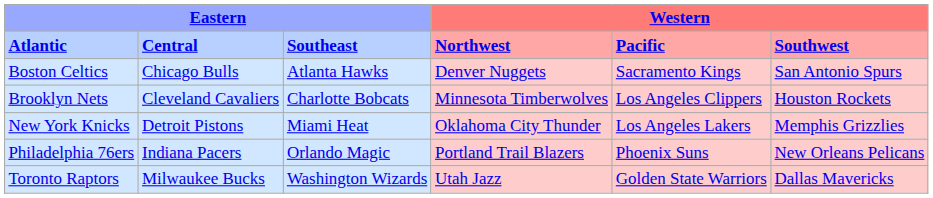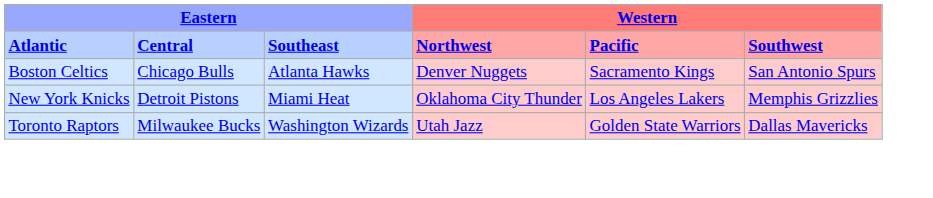- row: (58, 98)
- row: (71, 152)
